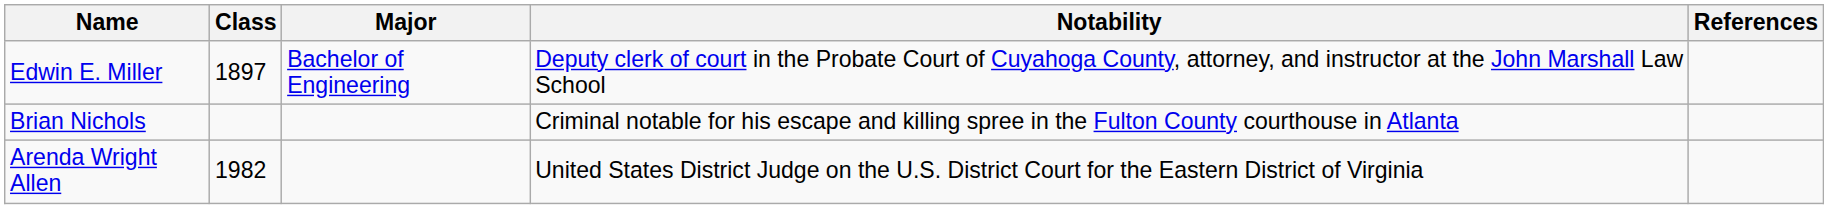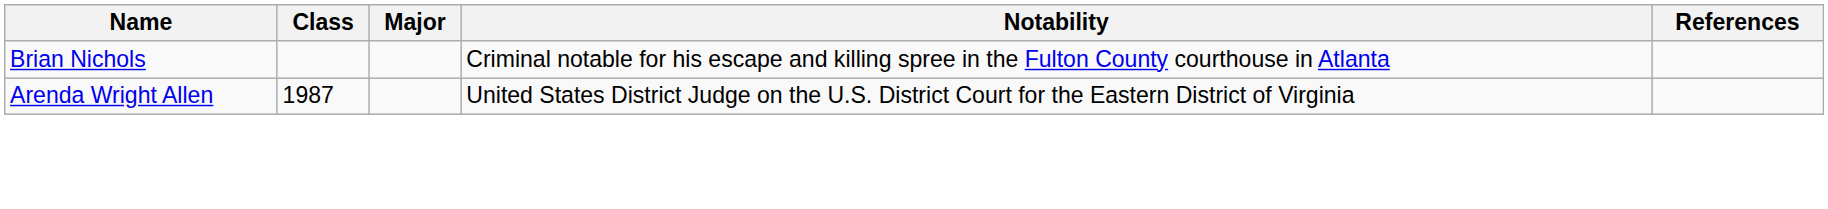- row: (86, 72)
(241, 171) 1982 -> (308, 95) 1987
